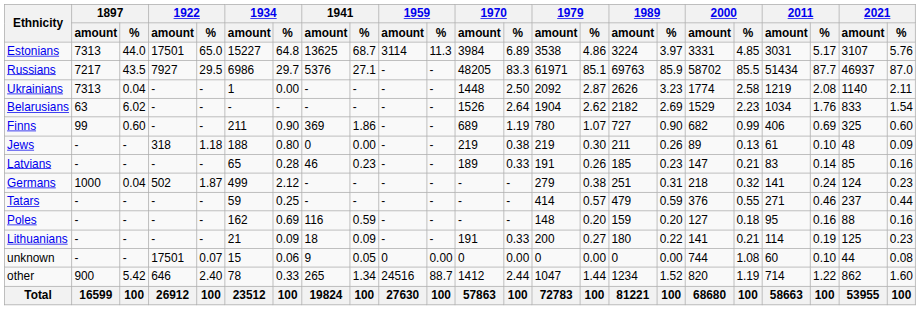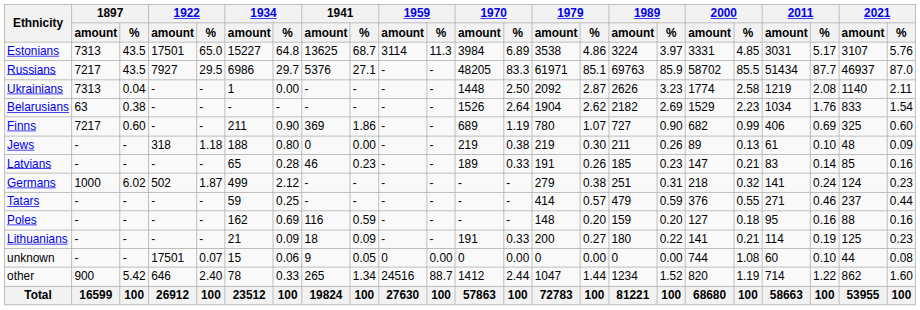(134, 51) 44.0 -> (134, 51) 43.5
(134, 107) 6.02 -> (134, 107) 0.38
(81, 126) 99 -> (88, 126) 7217
(134, 182) 0.04 -> (134, 182) 6.02
